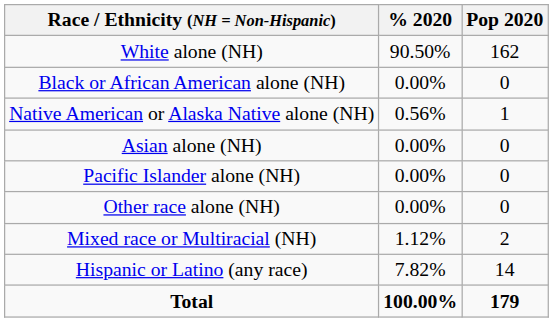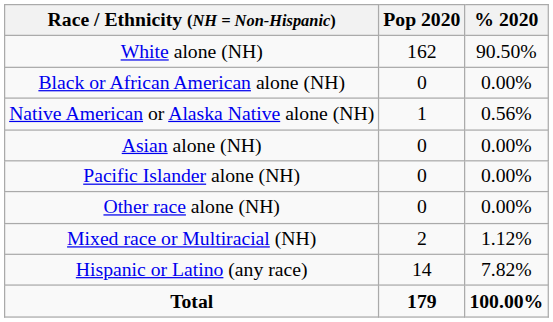columns swapped: (505, 20) <-> (420, 20)
